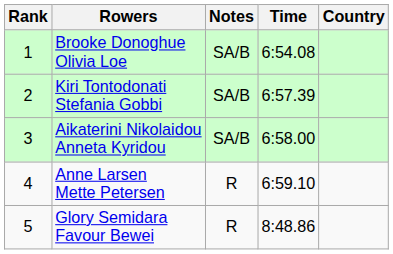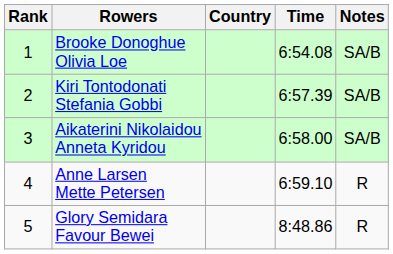columns swapped: (354, 17) <-> (232, 17)
